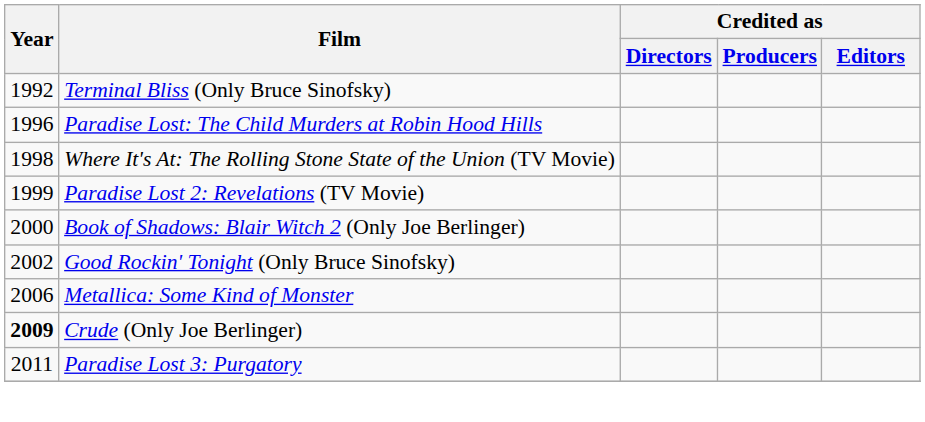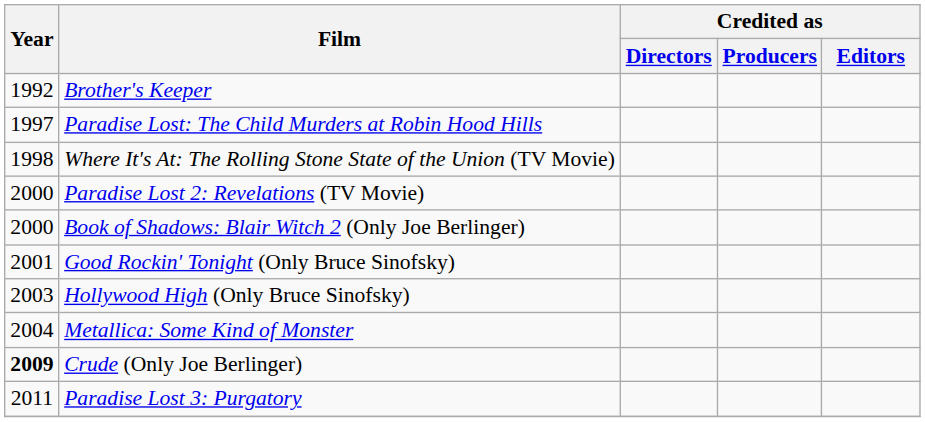+ row: (138, 90)
- row: (228, 90)
(32, 124) 1996 -> (32, 124) 1997
(32, 192) 1999 -> (32, 192) 2000
(32, 261) 2002 -> (32, 261) 2001
+ row: (237, 295)
(32, 295) 2006 -> (32, 329) 2004
